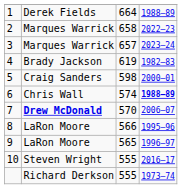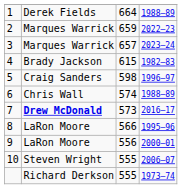(128, 29) 658 -> (128, 29) 659
(128, 61) 619 -> (128, 61) 615
(158, 78) 2000–01 -> (158, 78) 1996–97
(158, 94) bold -> (158, 94) normal
(128, 110) 570 -> (128, 110) 573
(158, 110) 2006–07 -> (158, 110) 2016–17
(128, 143) 565 -> (128, 143) 556
(158, 143) 1996–97 -> (158, 143) 2000–01
(158, 159) 2016–17 -> (158, 159) 2006–07
